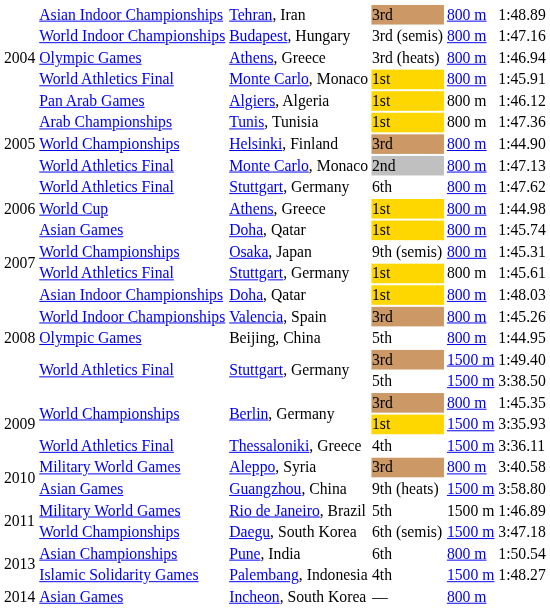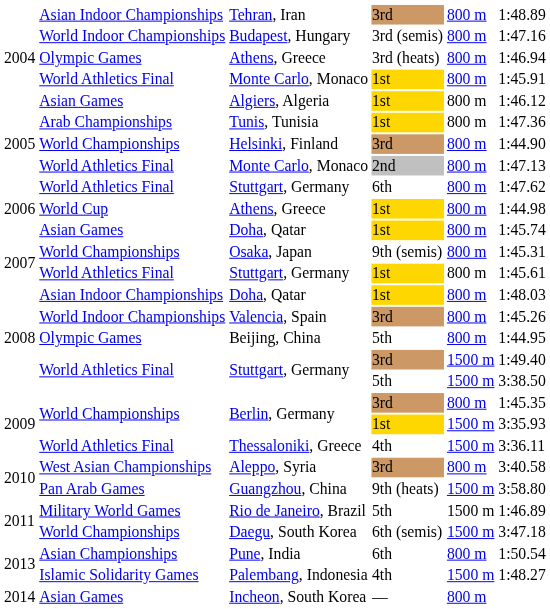(92, 101) Pan Arab Games -> (81, 101) Asian Games
(110, 467) Military World Games -> (125, 467) West Asian Championships
(81, 489) Asian Games -> (92, 489) Pan Arab Games
